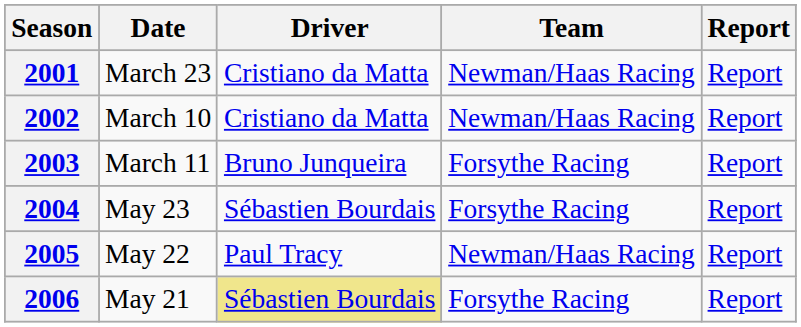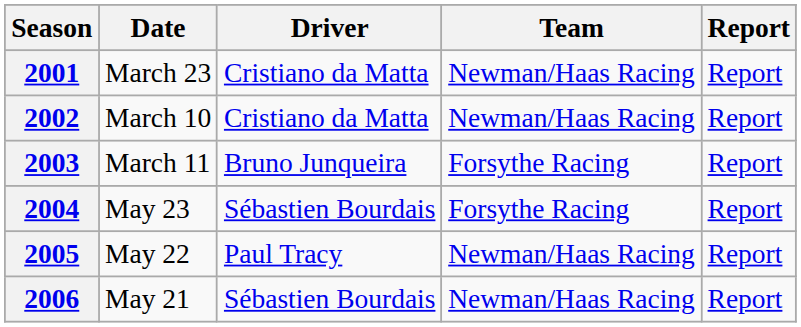(330, 299) khaki background -> (330, 299) no background
(539, 299) Forsythe Racing -> (572, 299) Newman/Haas Racing
